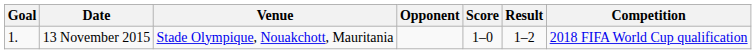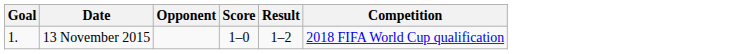- column: (275, 15)
